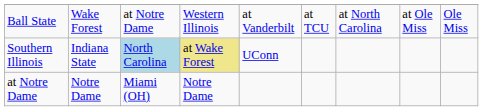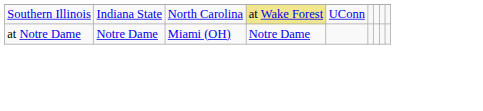- row: (32, 21)
(145, 55) lightblue background -> (205, 14) no background
